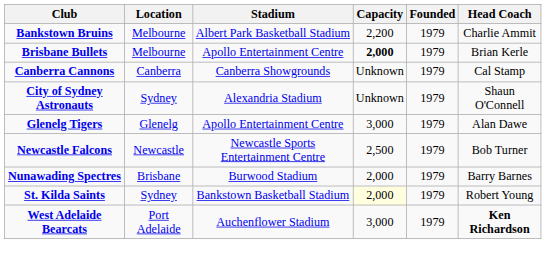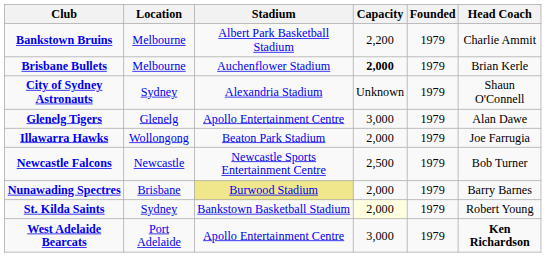(273, 52) Apollo Entertainment Centre -> (274, 66) Auchenflower Stadium
- row: (64, 71)
+ row: (64, 137)
(273, 176) no background -> (274, 190) khaki background
(273, 221) Auchenflower Stadium -> (274, 235) Apollo Entertainment Centre
